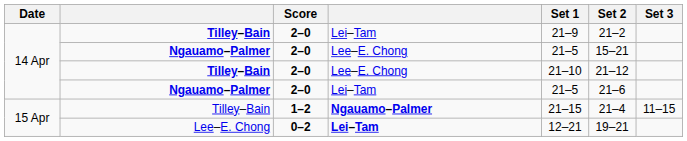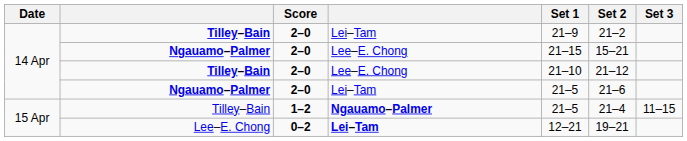(565, 52) 21–5 -> (565, 52) 21–15
(565, 109) 21–15 -> (565, 109) 21–5
